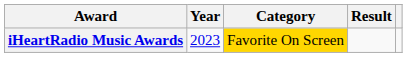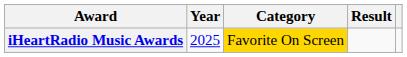(205, 40) 2023 -> (205, 40) 2025
